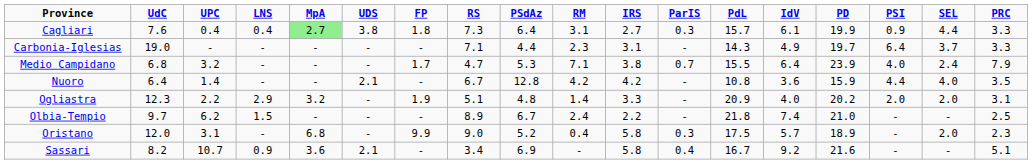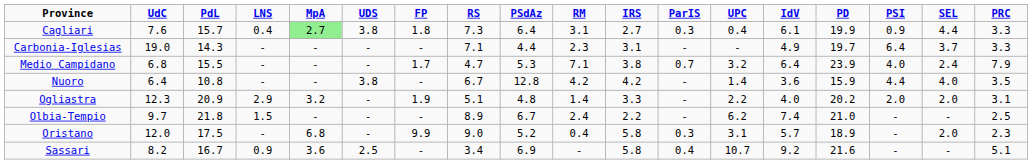columns swapped: (737, 13) <-> (210, 13)
(368, 82) 2.1 -> (368, 82) 3.8
(368, 150) 2.1 -> (368, 150) 2.5
